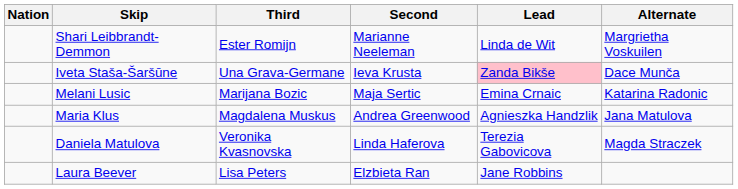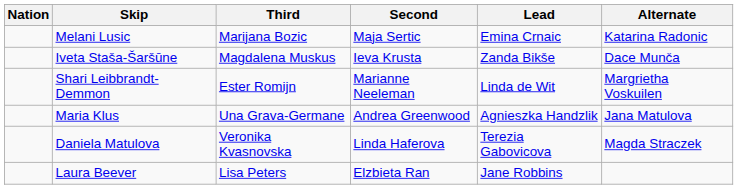rows swapped: (93, 94) <-> (107, 44)
(282, 72) Una Grava-Germane -> (277, 57) Magdalena Muskus
(518, 72) pink background -> (518, 57) no background
(277, 115) Magdalena Muskus -> (282, 115) Una Grava-Germane
